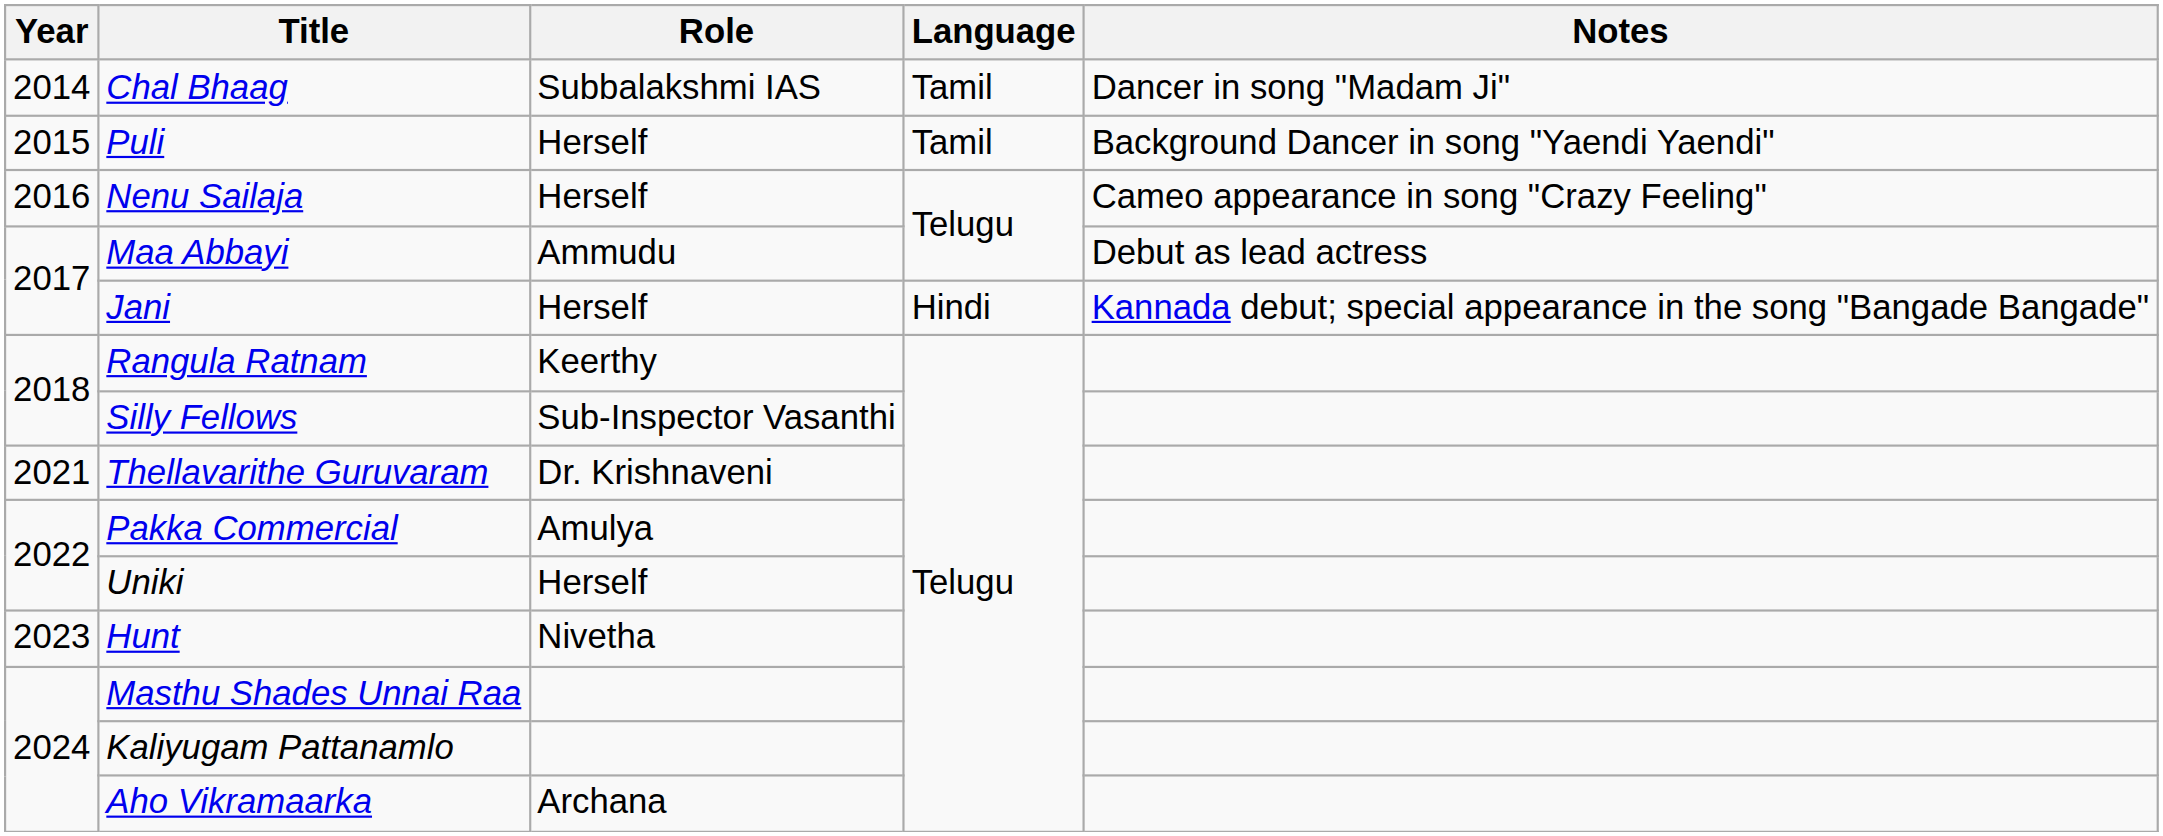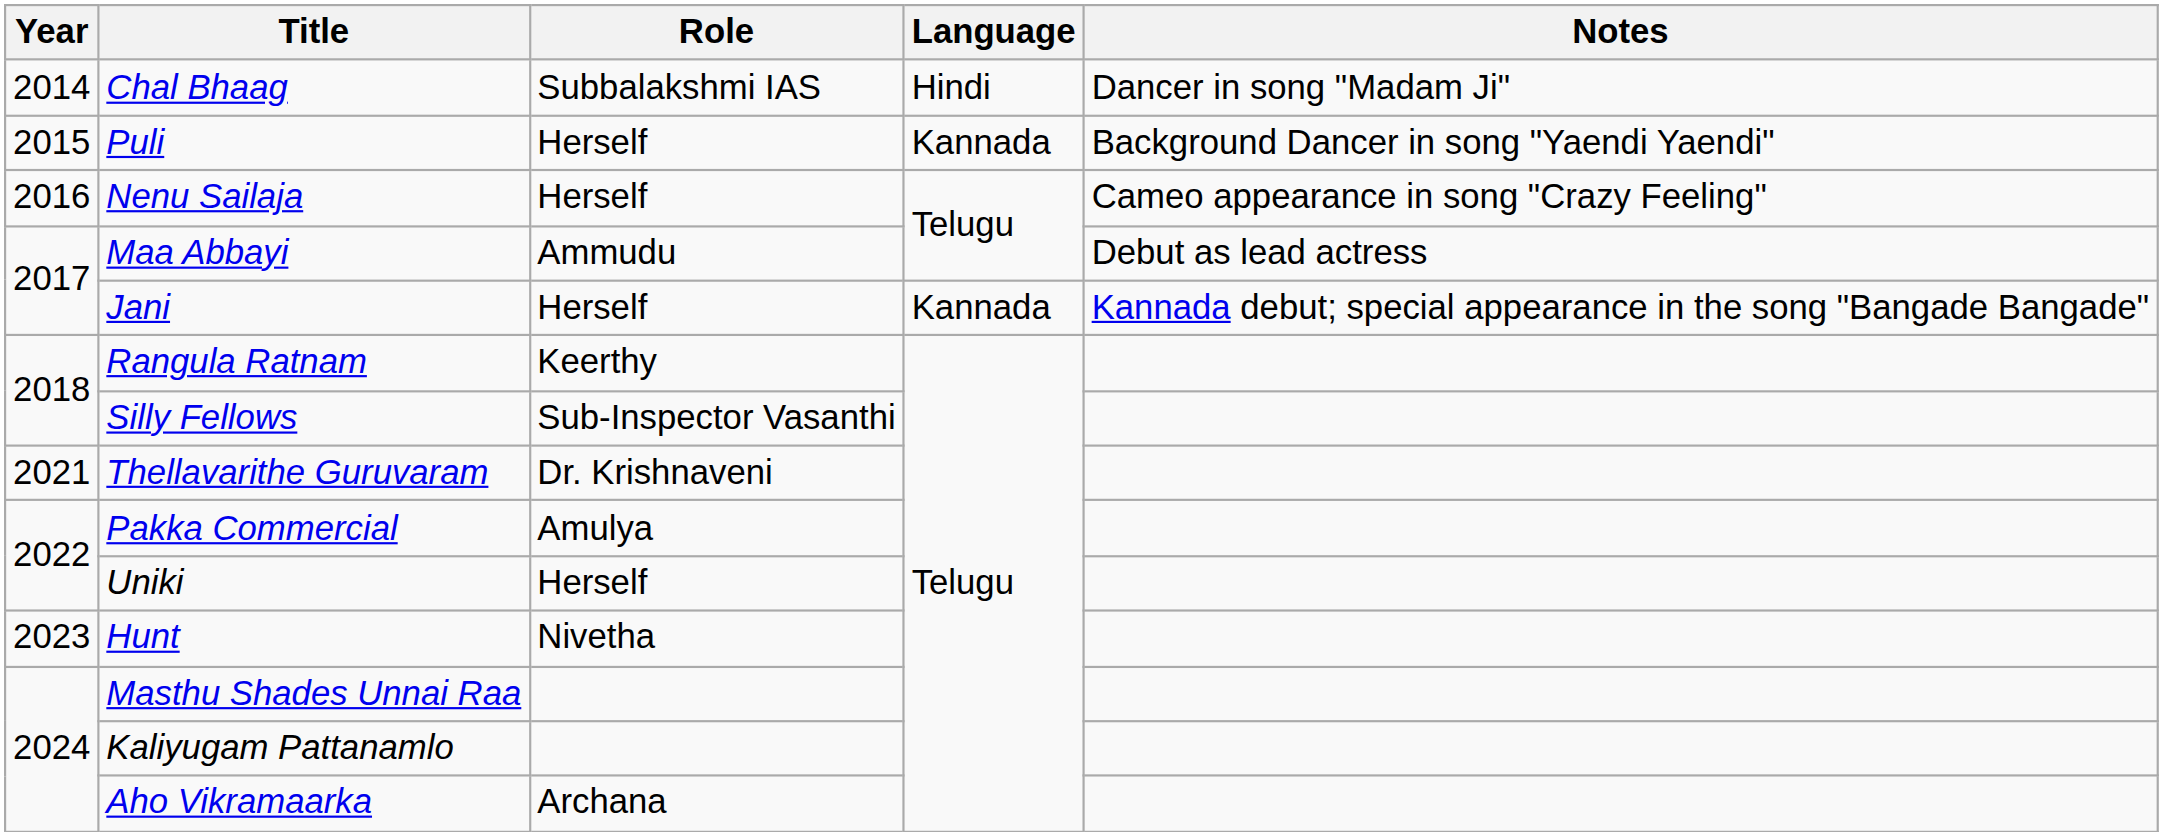(952, 87) Tamil -> (951, 87) Hindi
(952, 142) Tamil -> (981, 142) Kannada
(951, 307) Hindi -> (981, 307) Kannada
